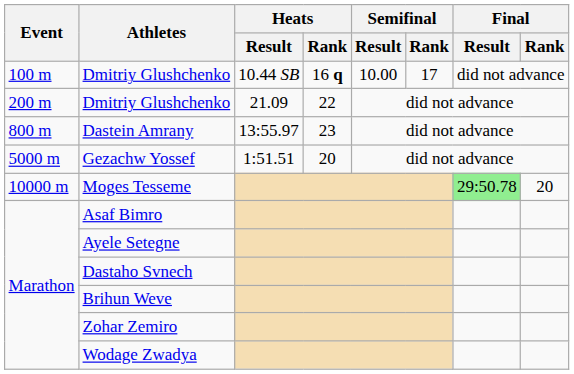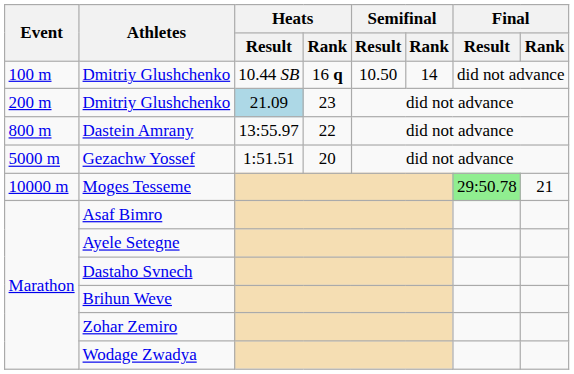(378, 74) 10.00 -> (378, 74) 10.50
(429, 74) 17 -> (429, 74) 14
(269, 102) no background -> (269, 102) lightblue background
(327, 102) 22 -> (327, 102) 23
(327, 131) 23 -> (327, 131) 22
(545, 187) 20 -> (545, 187) 21
